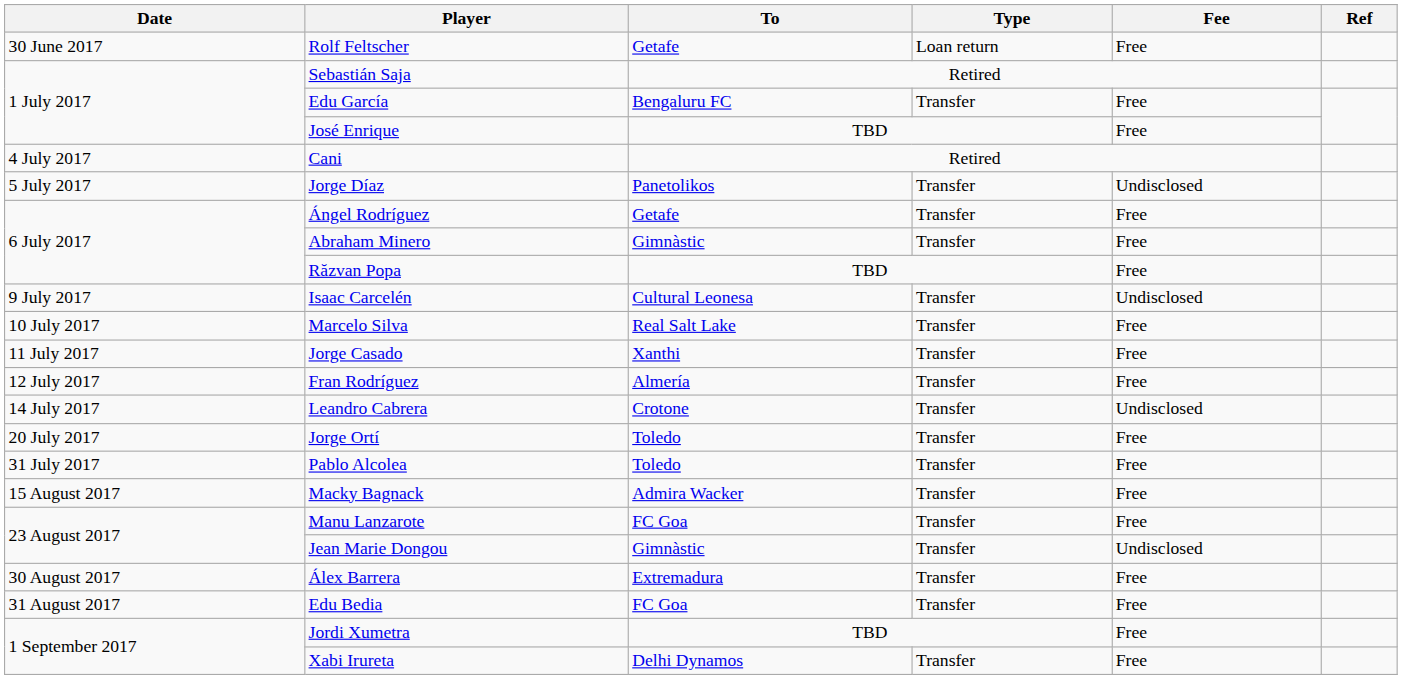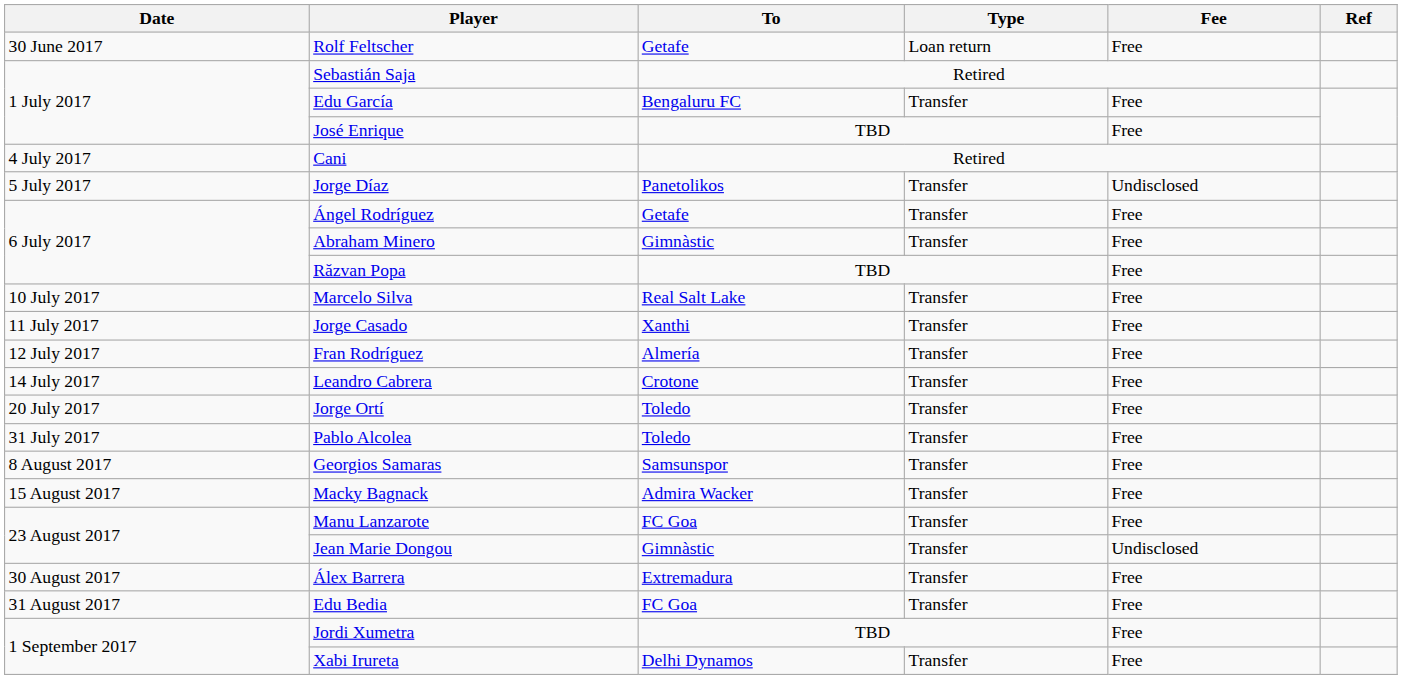- row: (360, 297)
(1159, 409) Undisclosed -> (1127, 381) Free
+ row: (377, 465)
